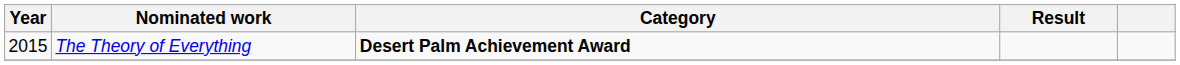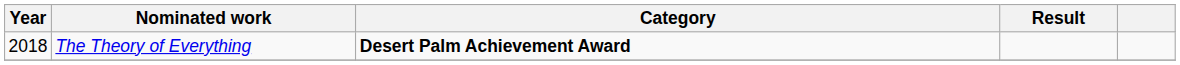(28, 45) 2015 -> (28, 45) 2018
